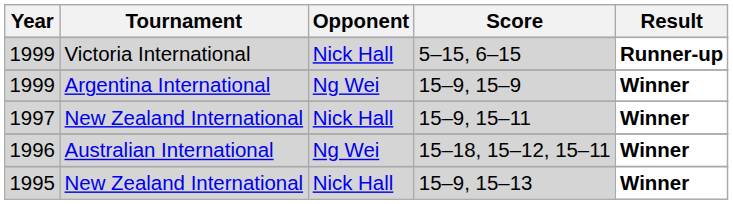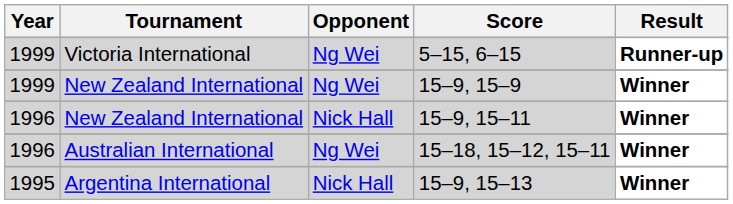(353, 54) Nick Hall -> (346, 54) Ng Wei
(167, 86) Argentina International -> (184, 86) New Zealand International
(32, 118) 1997 -> (32, 118) 1996
(184, 183) New Zealand International -> (167, 183) Argentina International
